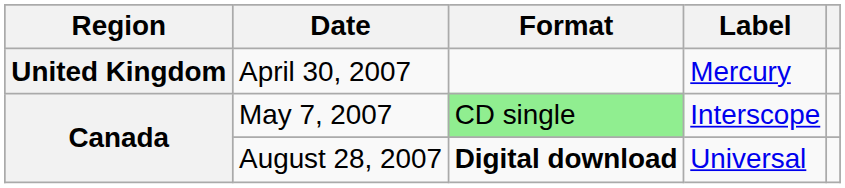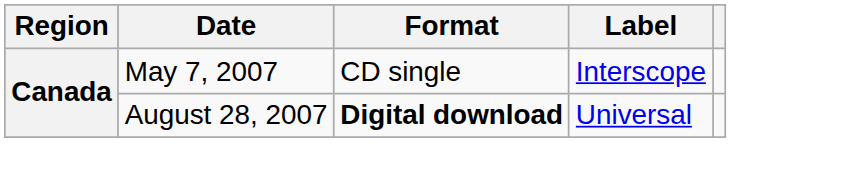- row: (325, 70)
(515, 114) lightgreen background -> (401, 70) no background
